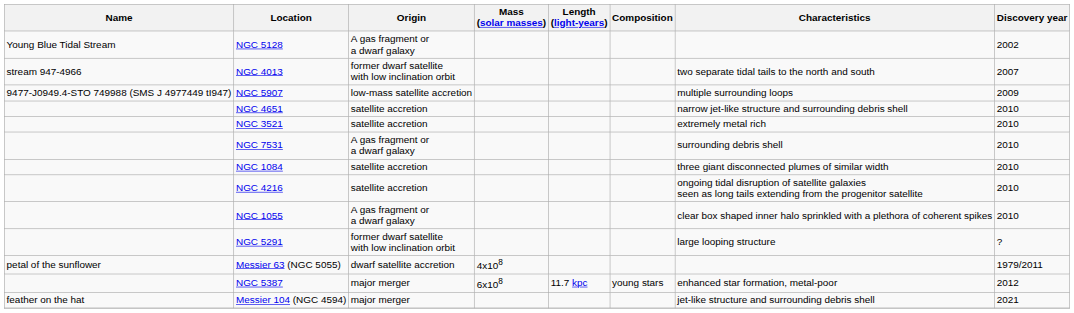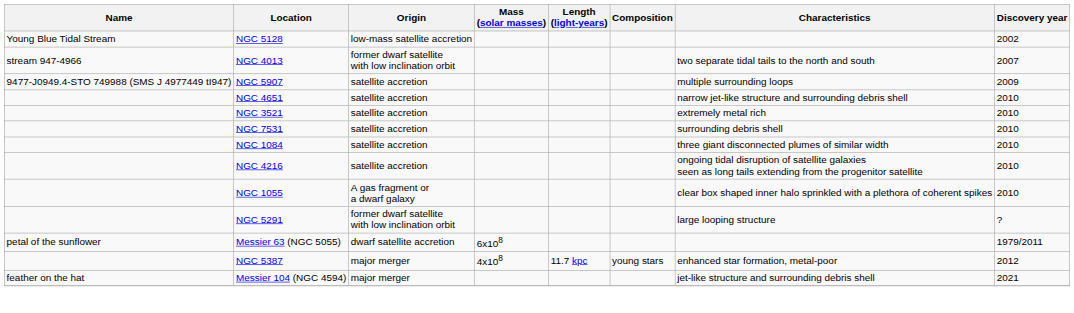(390, 44) A gas fragment or a dwarf galaxy -> (411, 39) low-mass satellite accretion
(411, 93) low-mass satellite accretion -> (389, 81) satellite accretion
(390, 145) A gas fragment or a dwarf galaxy -> (389, 129) satellite accretion
(490, 264) 4x108 -> (490, 242) 6x108
(490, 283) 6x108 -> (490, 260) 4x108
